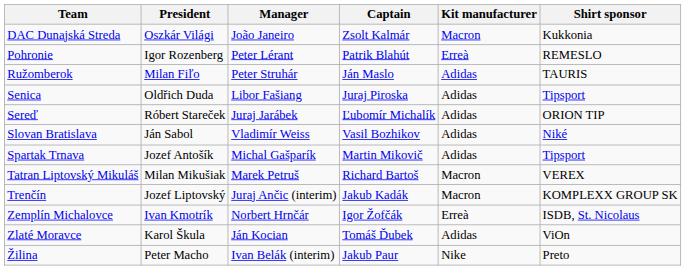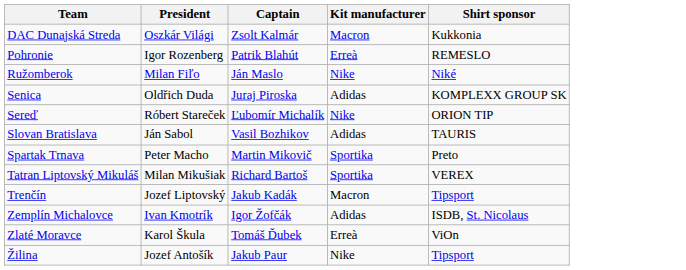- column: (284, 14)
(459, 74) Adidas -> (342, 74) Nike
(565, 74) TAURIS -> (444, 74) Niké
(564, 94) Tipsport -> (499, 94) KOMPLEXX GROUP SK
(459, 114) Adidas -> (342, 114) Nike
(555, 134) Niké -> (454, 134) TAURIS
(179, 154) Jozef Antošík -> (176, 154) Peter Macho
(459, 154) Adidas -> (351, 154) Sportika
(564, 154) Tipsport -> (445, 154) Preto
(461, 174) Macron -> (351, 174) Sportika
(610, 194) KOMPLEXX GROUP SK -> (453, 194) Tipsport
(455, 214) Erreà -> (348, 214) Adidas
(459, 235) Adidas -> (344, 235) Erreà
(176, 255) Peter Macho -> (179, 255) Jozef Antošík
(556, 255) Preto -> (453, 255) Tipsport
